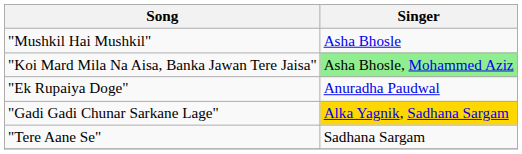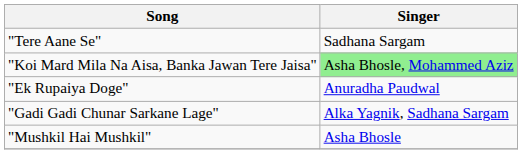rows swapped: (80, 40) <-> (55, 137)
(416, 112) gold background -> (416, 112) no background
